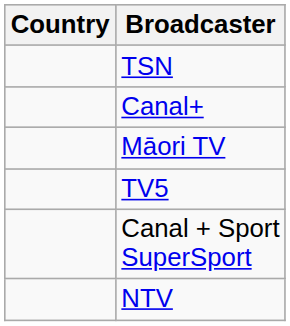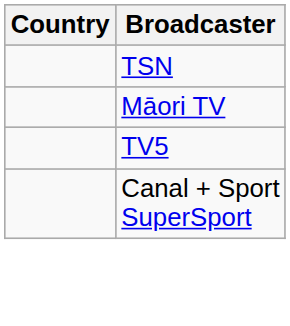- row: (163, 106)
- row: (147, 299)
